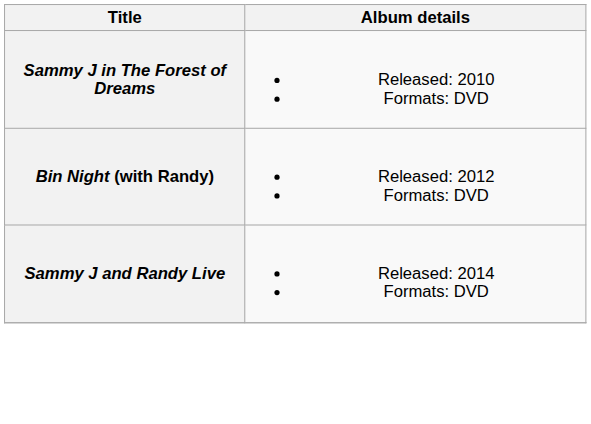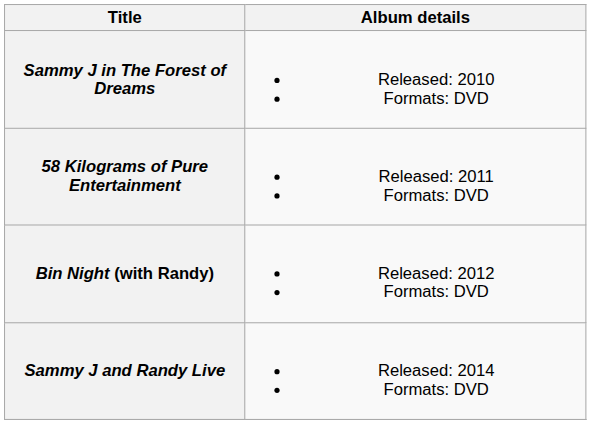+ row: (125, 176)
